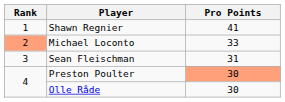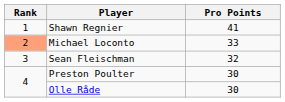(233, 58) 31 -> (233, 58) 32
(233, 74) lightsalmon background -> (233, 74) no background
